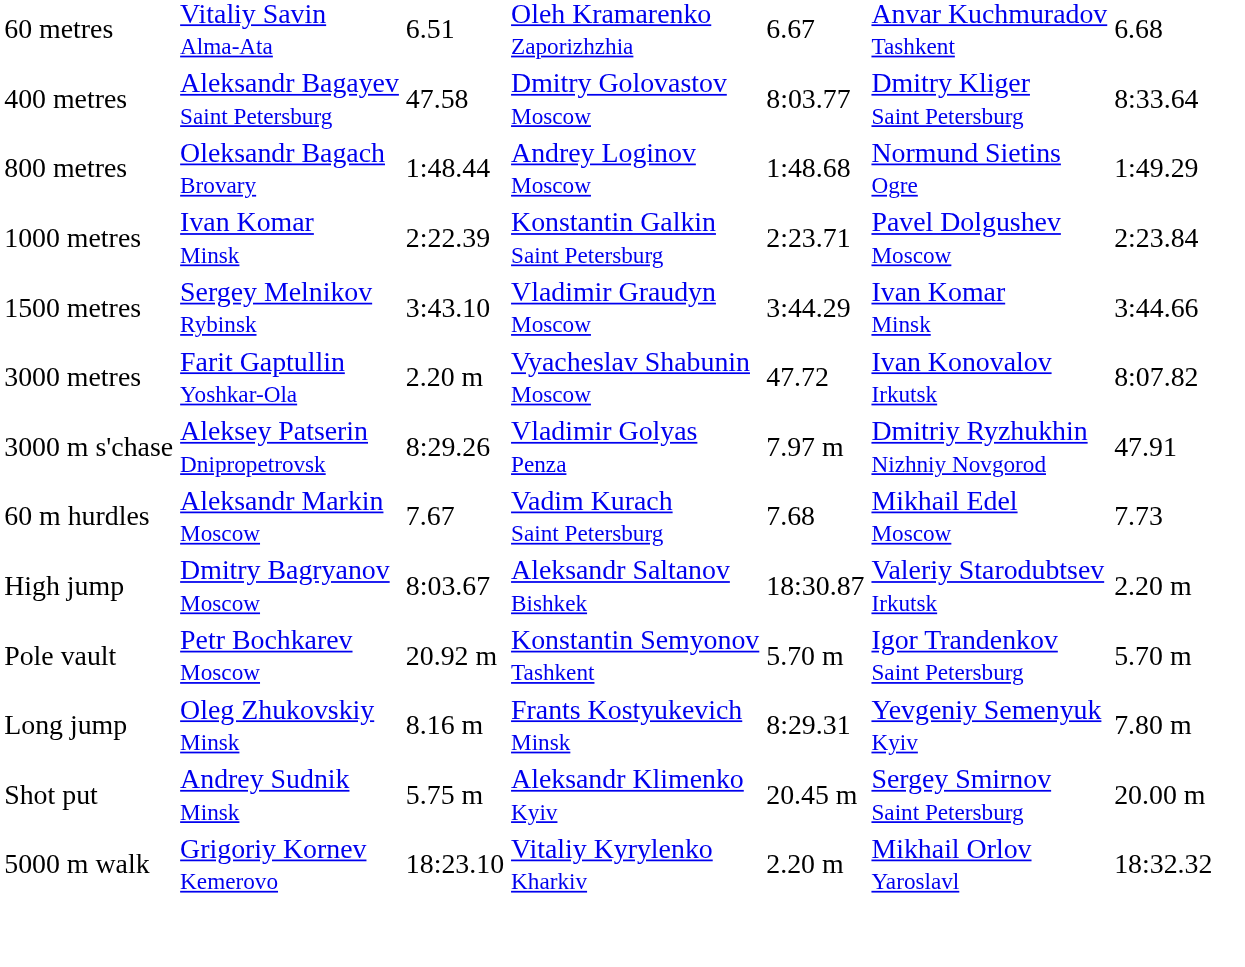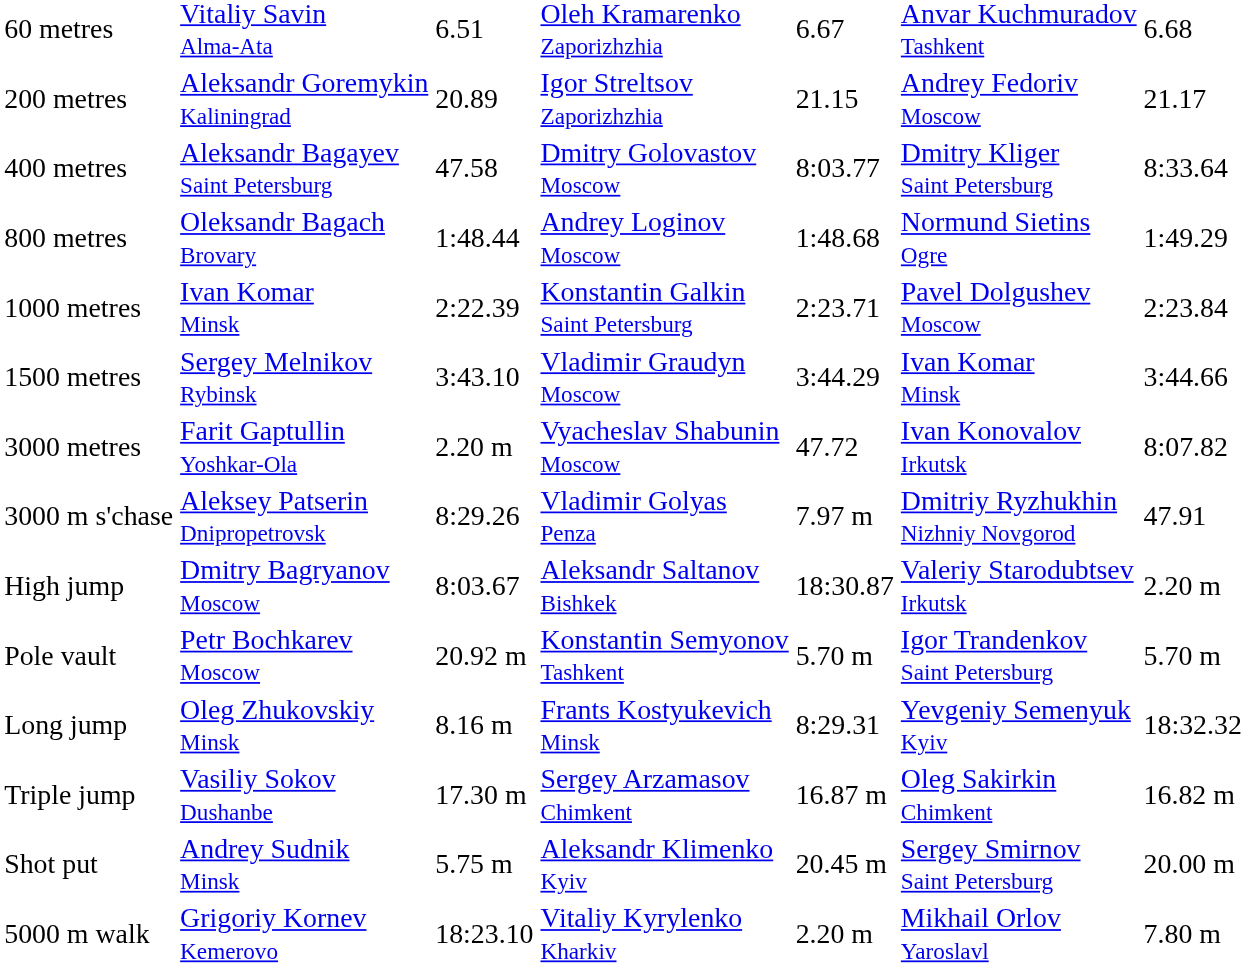+ row: (66, 98)
- row: (77, 516)
(1153, 725) 7.80 m -> (1193, 725) 18:32.32
+ row: (70, 794)
(1163, 864) 18:32.32 -> (1182, 933) 7.80 m
